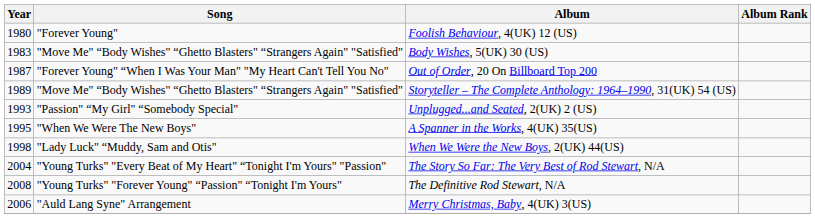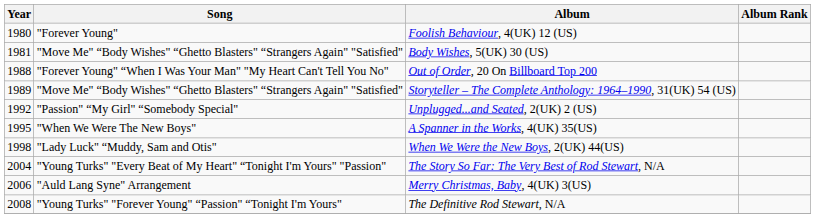(19, 52) 1983 -> (19, 52) 1981
(19, 71) 1987 -> (19, 71) 1988
(19, 109) 1993 -> (19, 109) 1992
rows swapped: (487, 185) <-> (500, 204)
